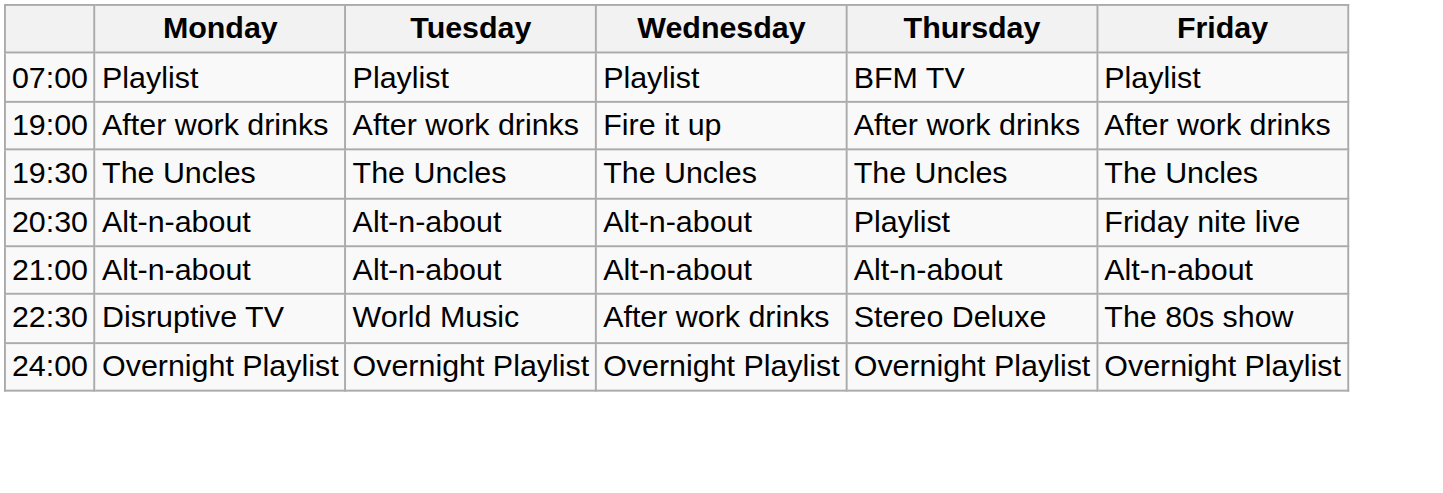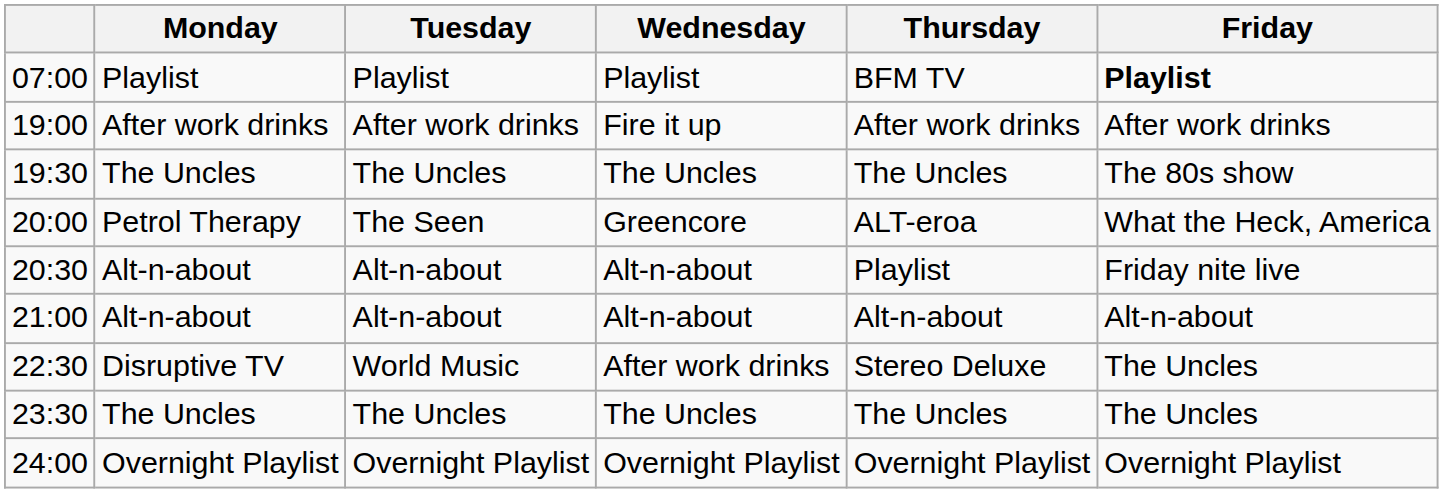(1152, 76) normal -> (1158, 76) bold
(1181, 173) The Uncles -> (1199, 173) The 80s show
+ row: (50, 221)
(1199, 317) The 80s show -> (1181, 366) The Uncles
+ row: (50, 414)
